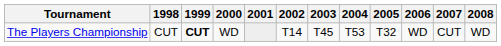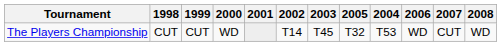columns swapped: (355, 14) <-> (386, 14)
(197, 32) bold -> (197, 32) normal
